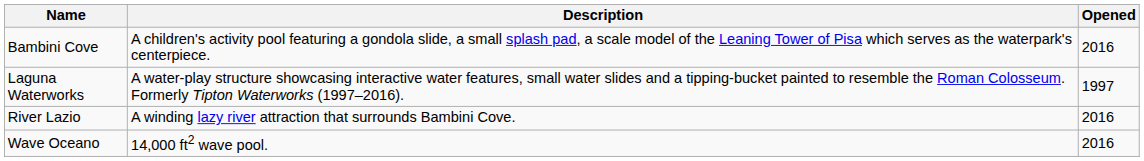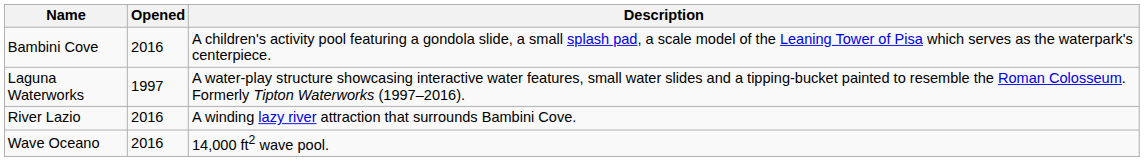columns swapped: (1109, 16) <-> (603, 16)
